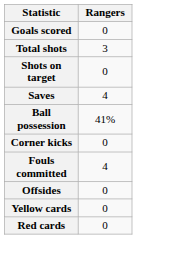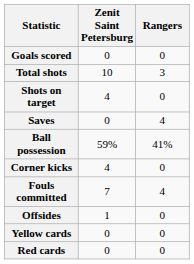+ column: (107, 25)
